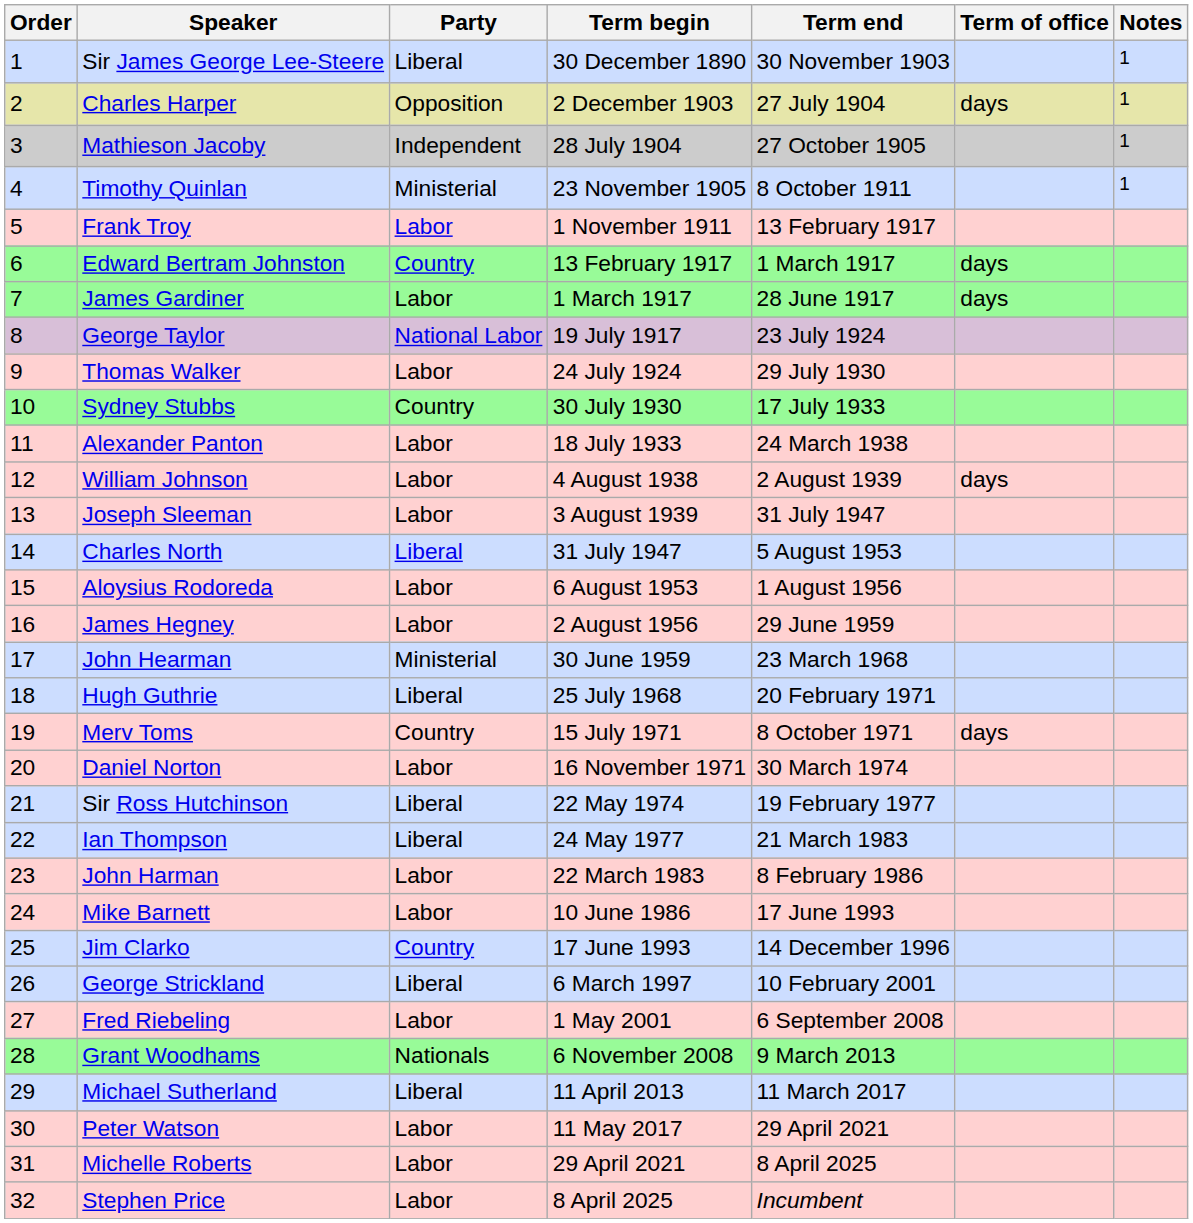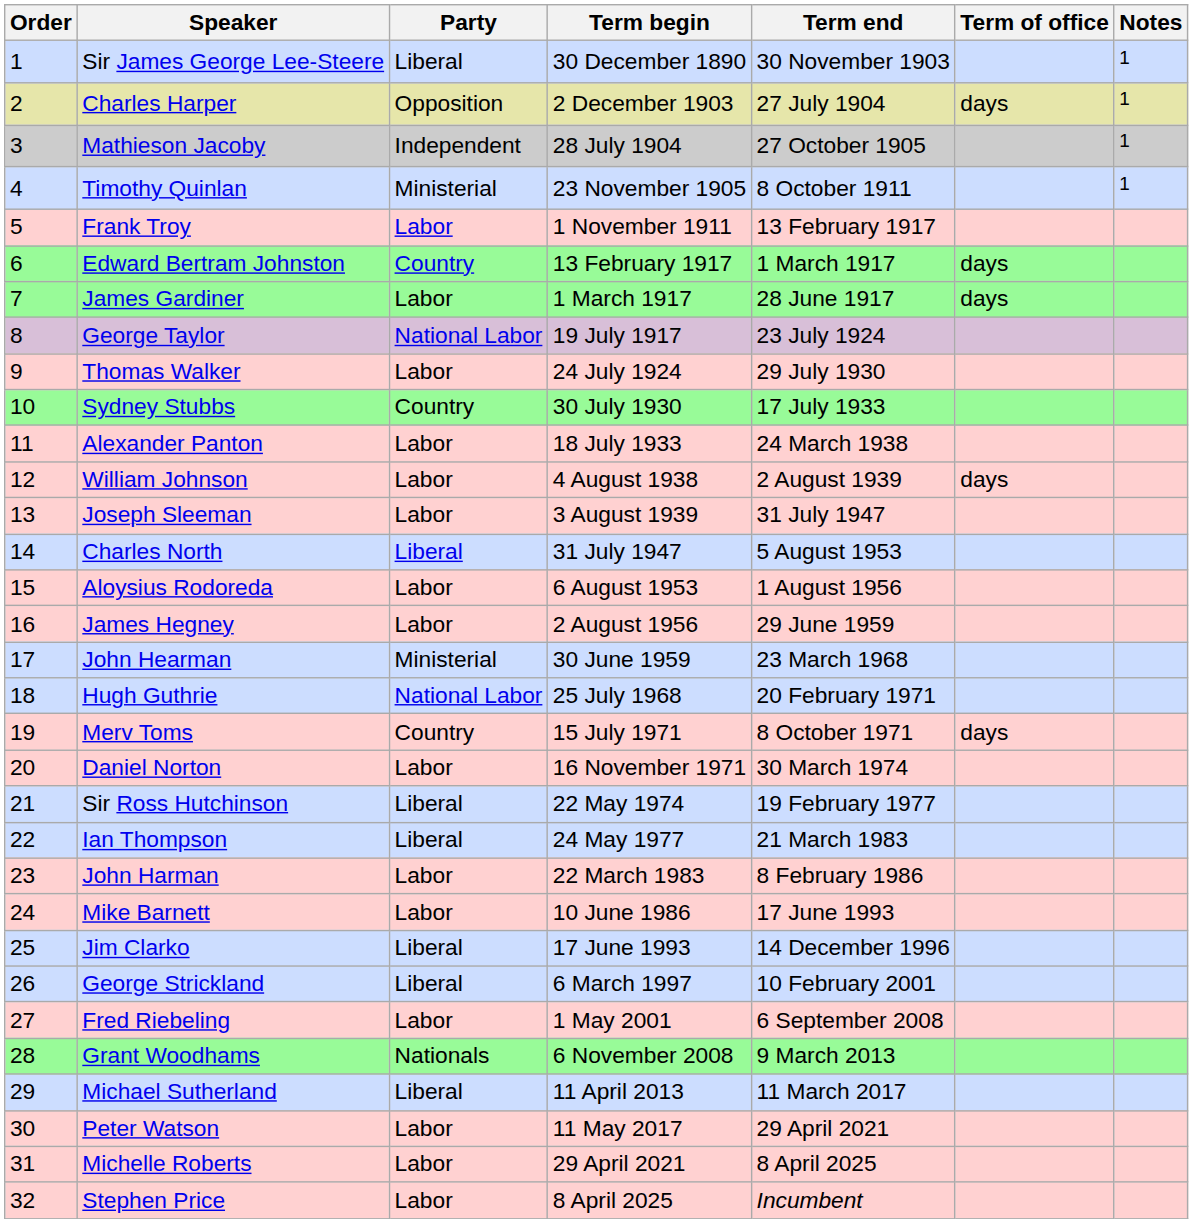(429, 695) Liberal -> (468, 695) National Labor
(434, 947) Country -> (429, 947) Liberal
